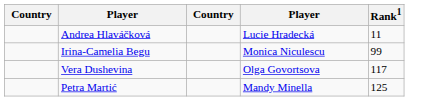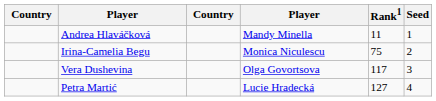+ column: (418, 14)
(279, 34) Lucie Hradecká -> (278, 34) Mandy Minella
(376, 51) 99 -> (376, 51) 75
(278, 87) Mandy Minella -> (279, 87) Lucie Hradecká
(379, 87) 125 -> (379, 87) 127
